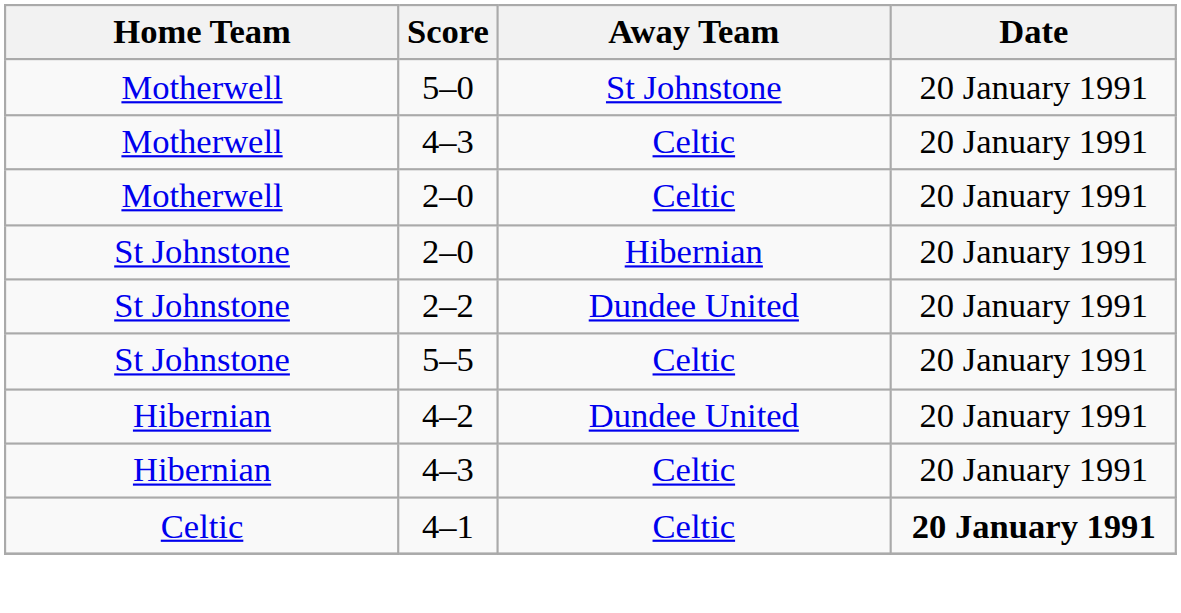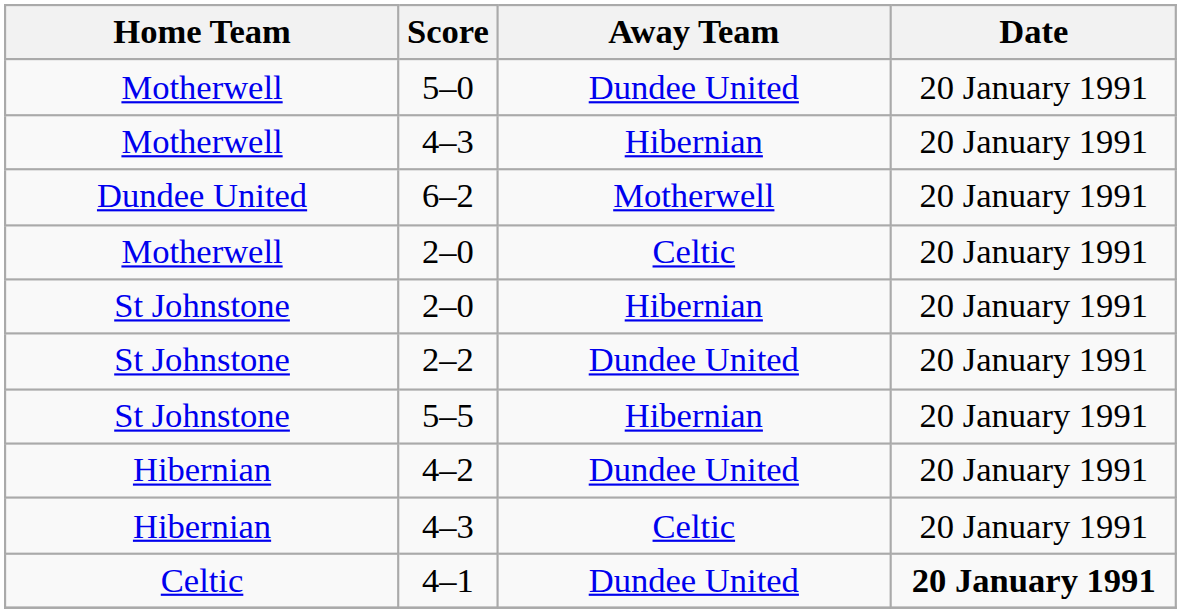(694, 86) St Johnstone -> (694, 86) Dundee United
(694, 141) Celtic -> (694, 141) Hibernian
+ row: (202, 196)
(694, 360) Celtic -> (694, 415) Hibernian
(694, 525) Celtic -> (694, 580) Dundee United
